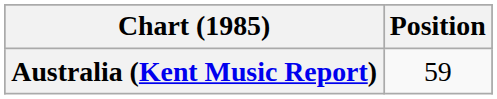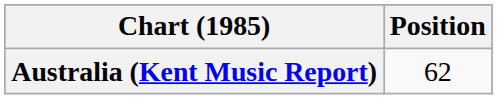(438, 70) 59 -> (438, 70) 62
